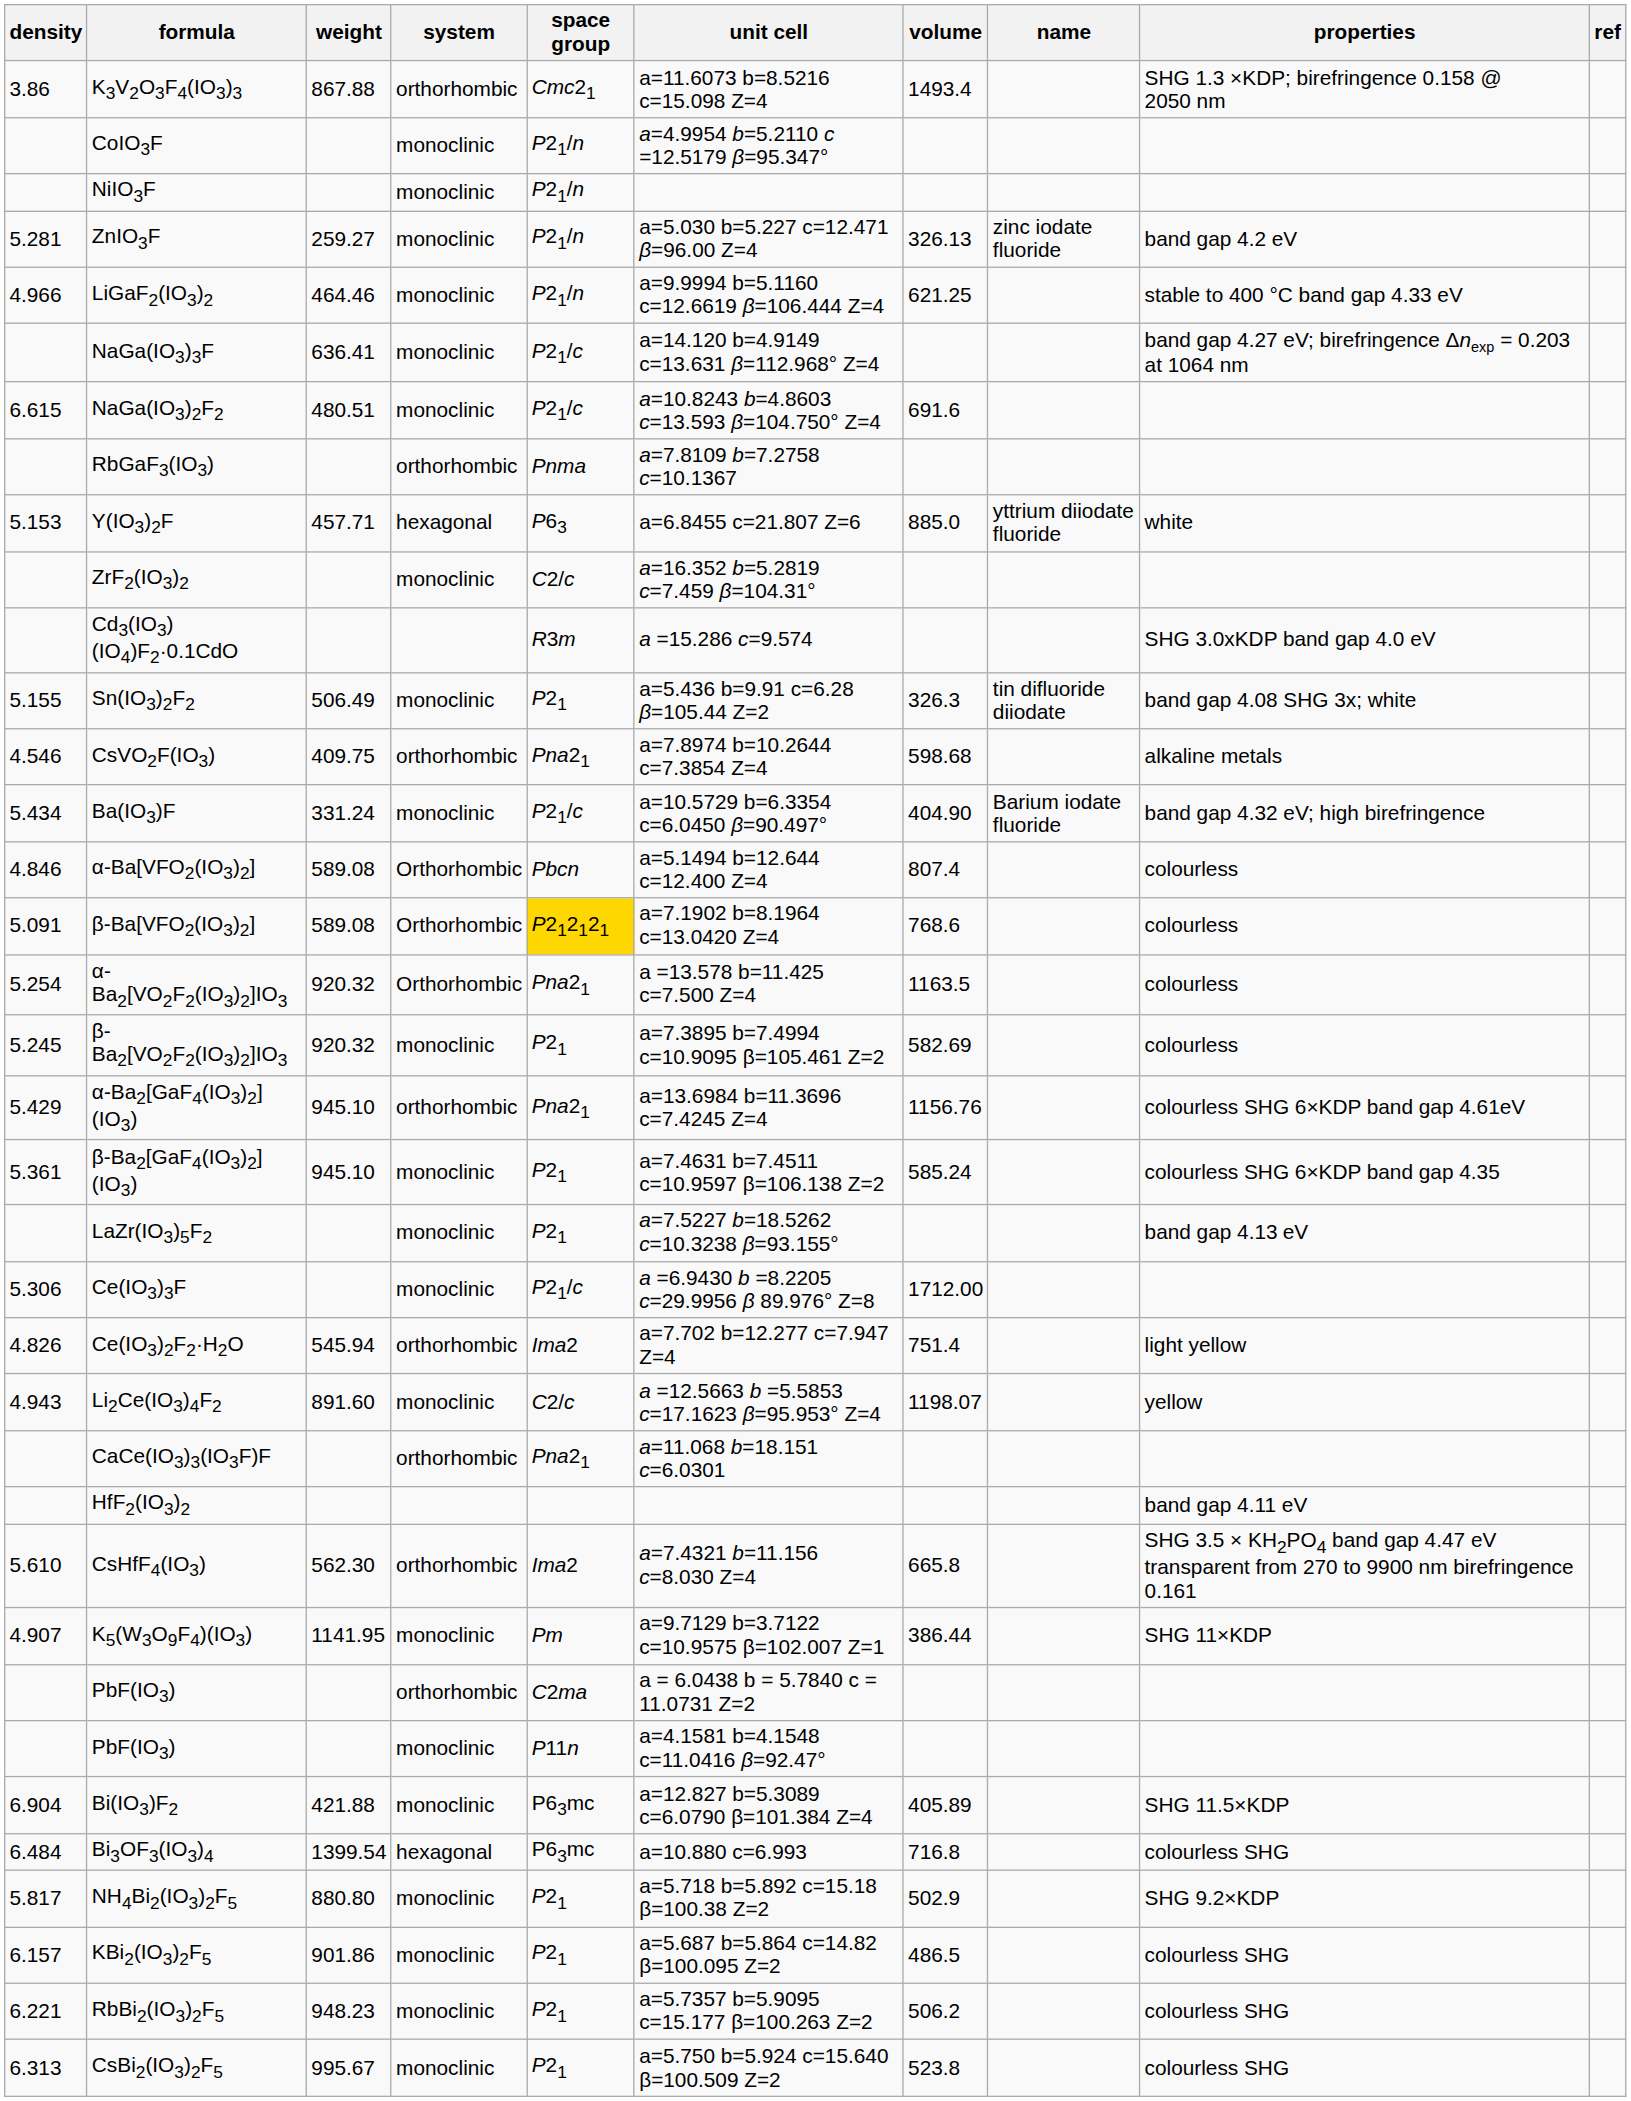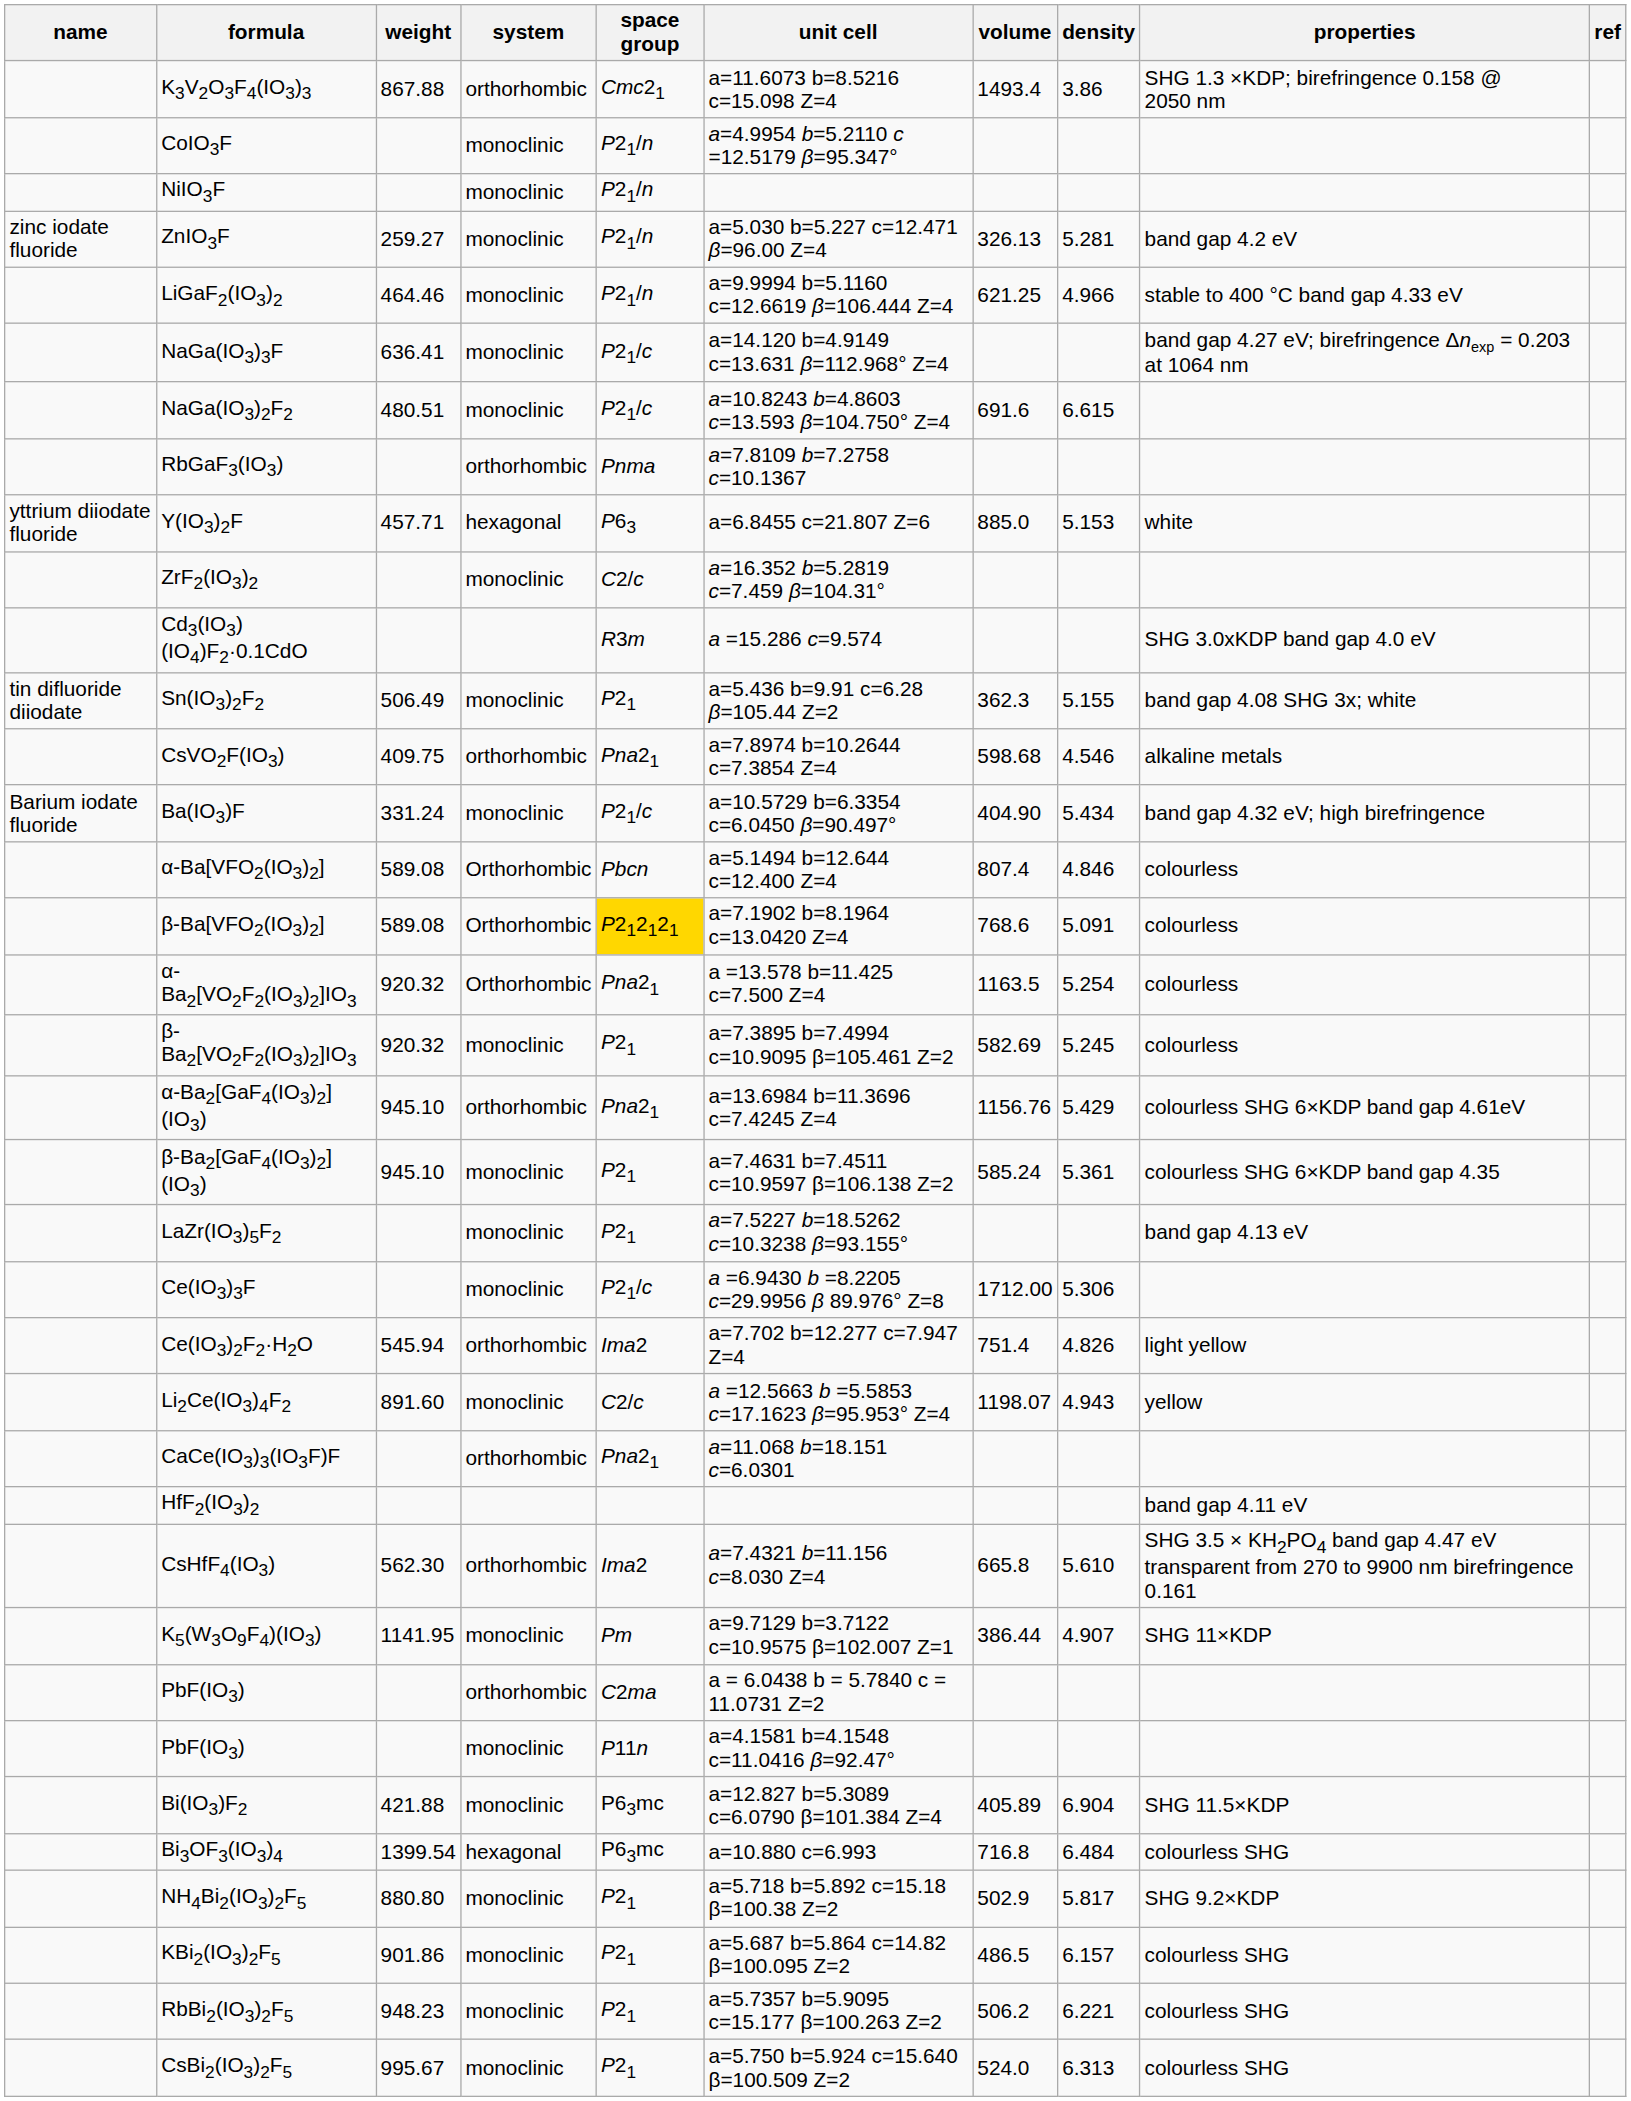columns swapped: (1064, 32) <-> (46, 32)
(934, 700) 326.3 -> (1003, 700) 362.3
(934, 2067) 523.8 -> (1003, 2067) 524.0
